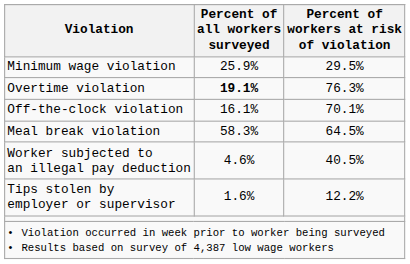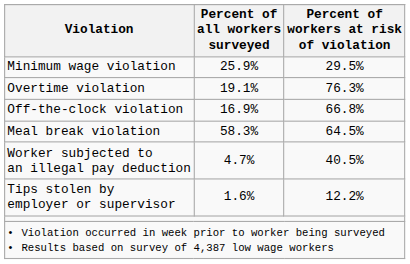(239, 89) bold -> (239, 89) normal
(239, 110) 16.1% -> (239, 110) 16.9%
(345, 110) 70.1% -> (345, 110) 66.8%
(239, 161) 4.6% -> (239, 161) 4.7%
